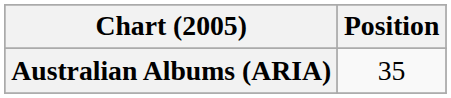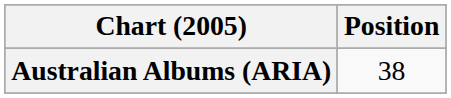(392, 70) 35 -> (392, 70) 38
